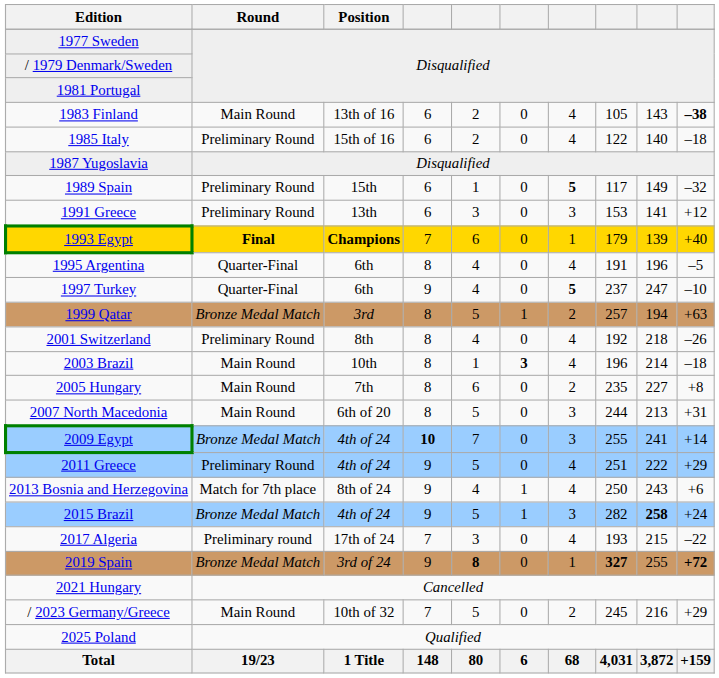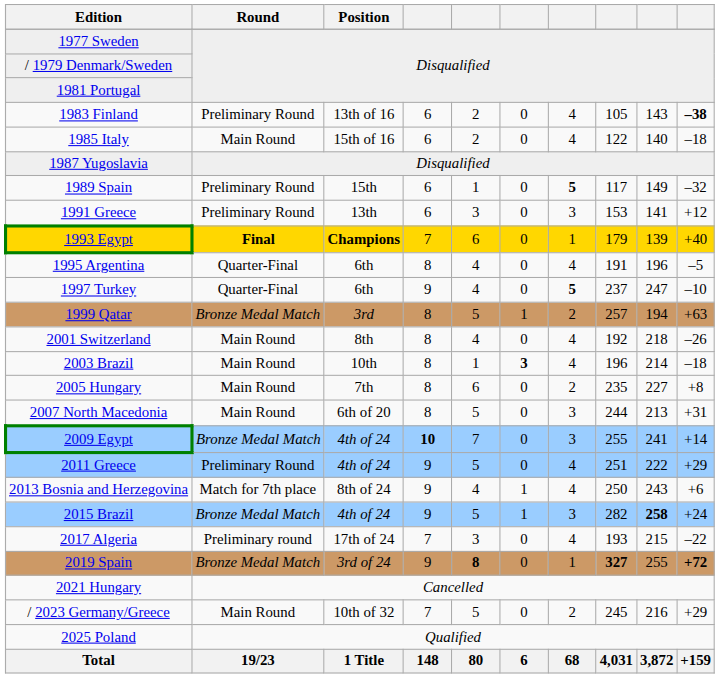(258, 114) Main Round -> (258, 114) Preliminary Round
(258, 139) Preliminary Round -> (258, 139) Main Round
(258, 339) Preliminary Round -> (258, 339) Main Round
